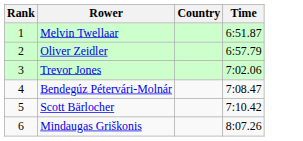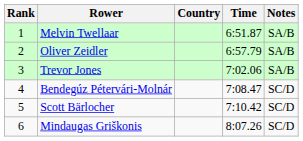+ column: (281, 13)
